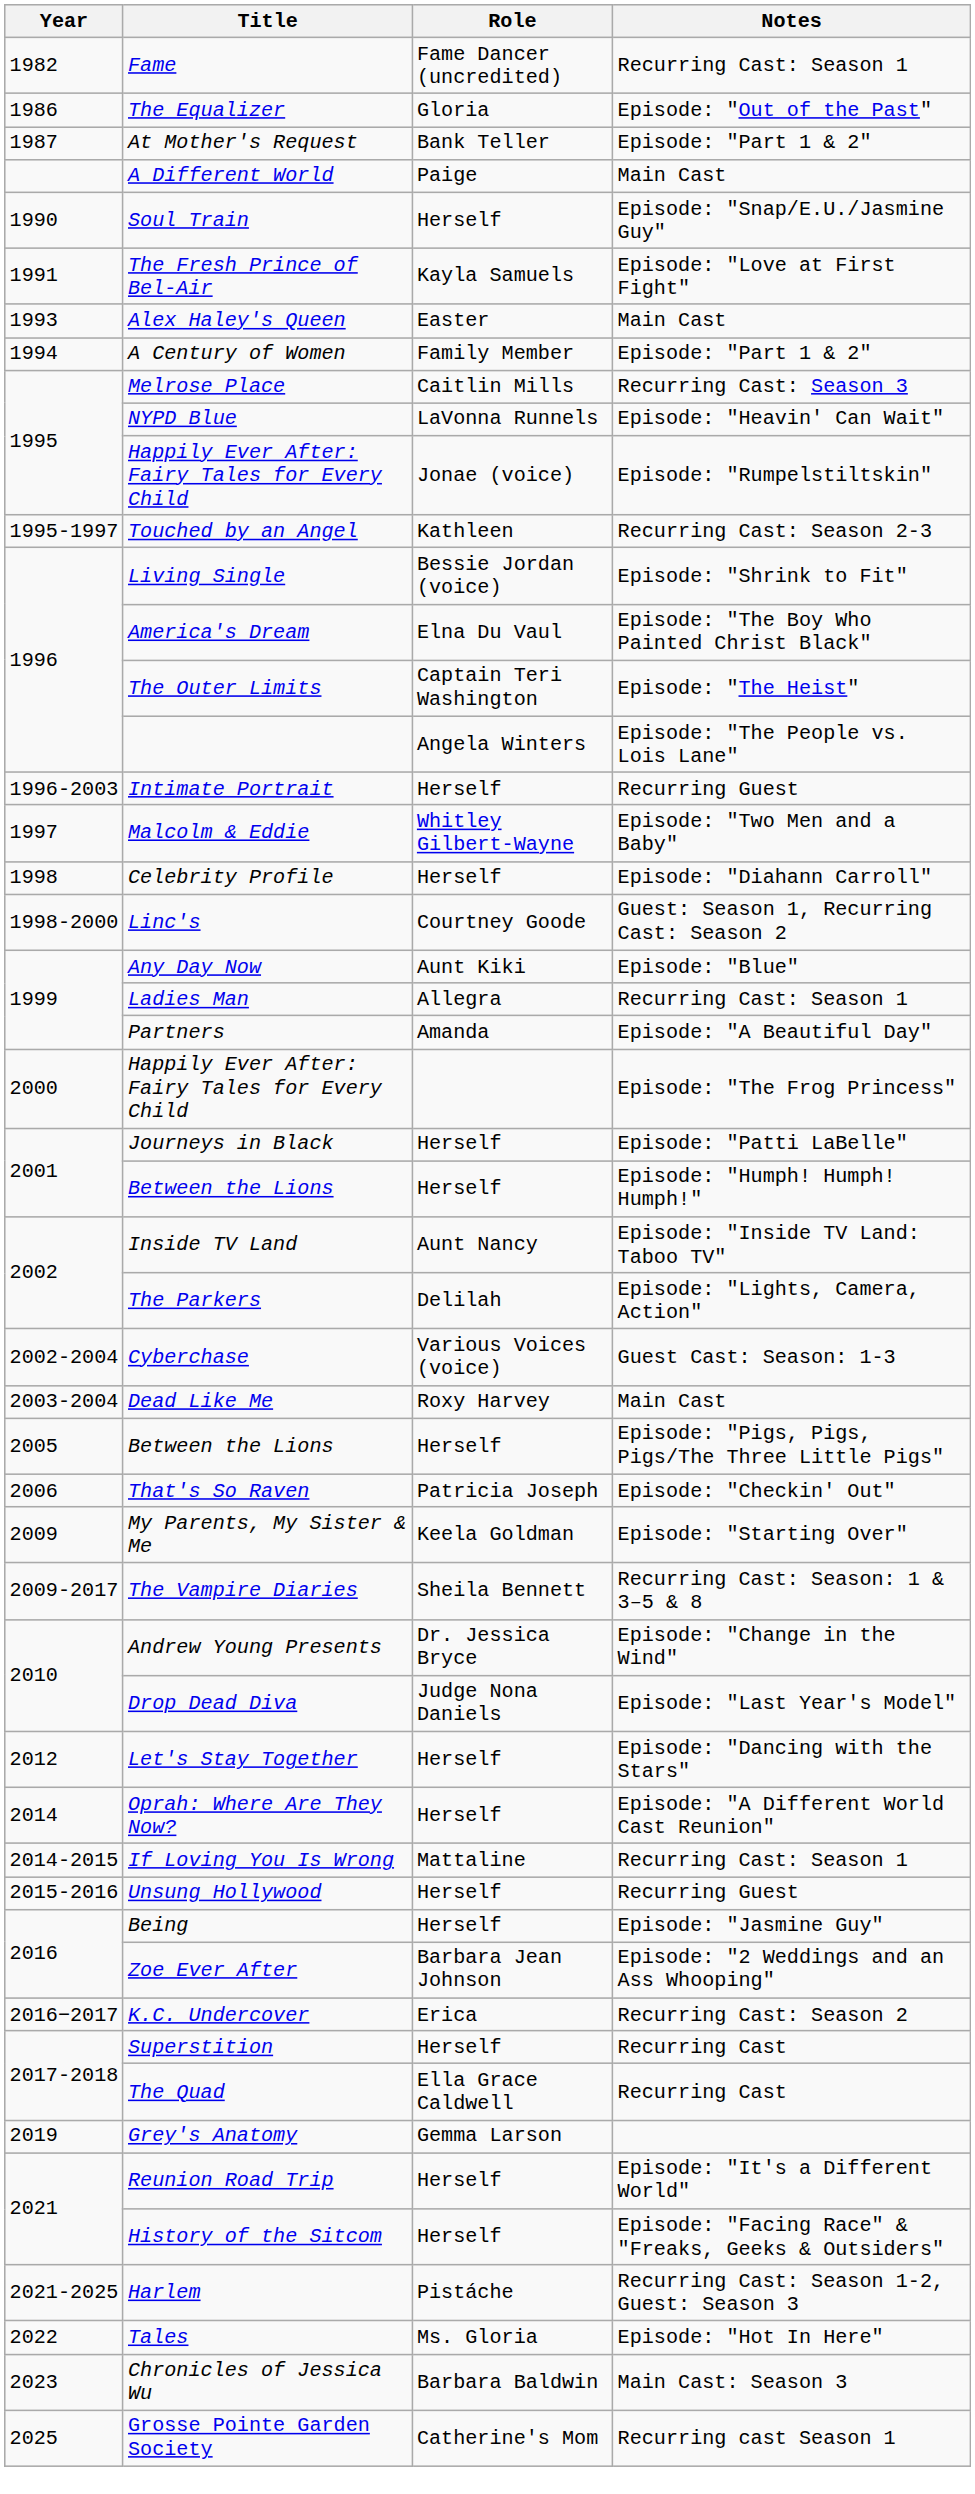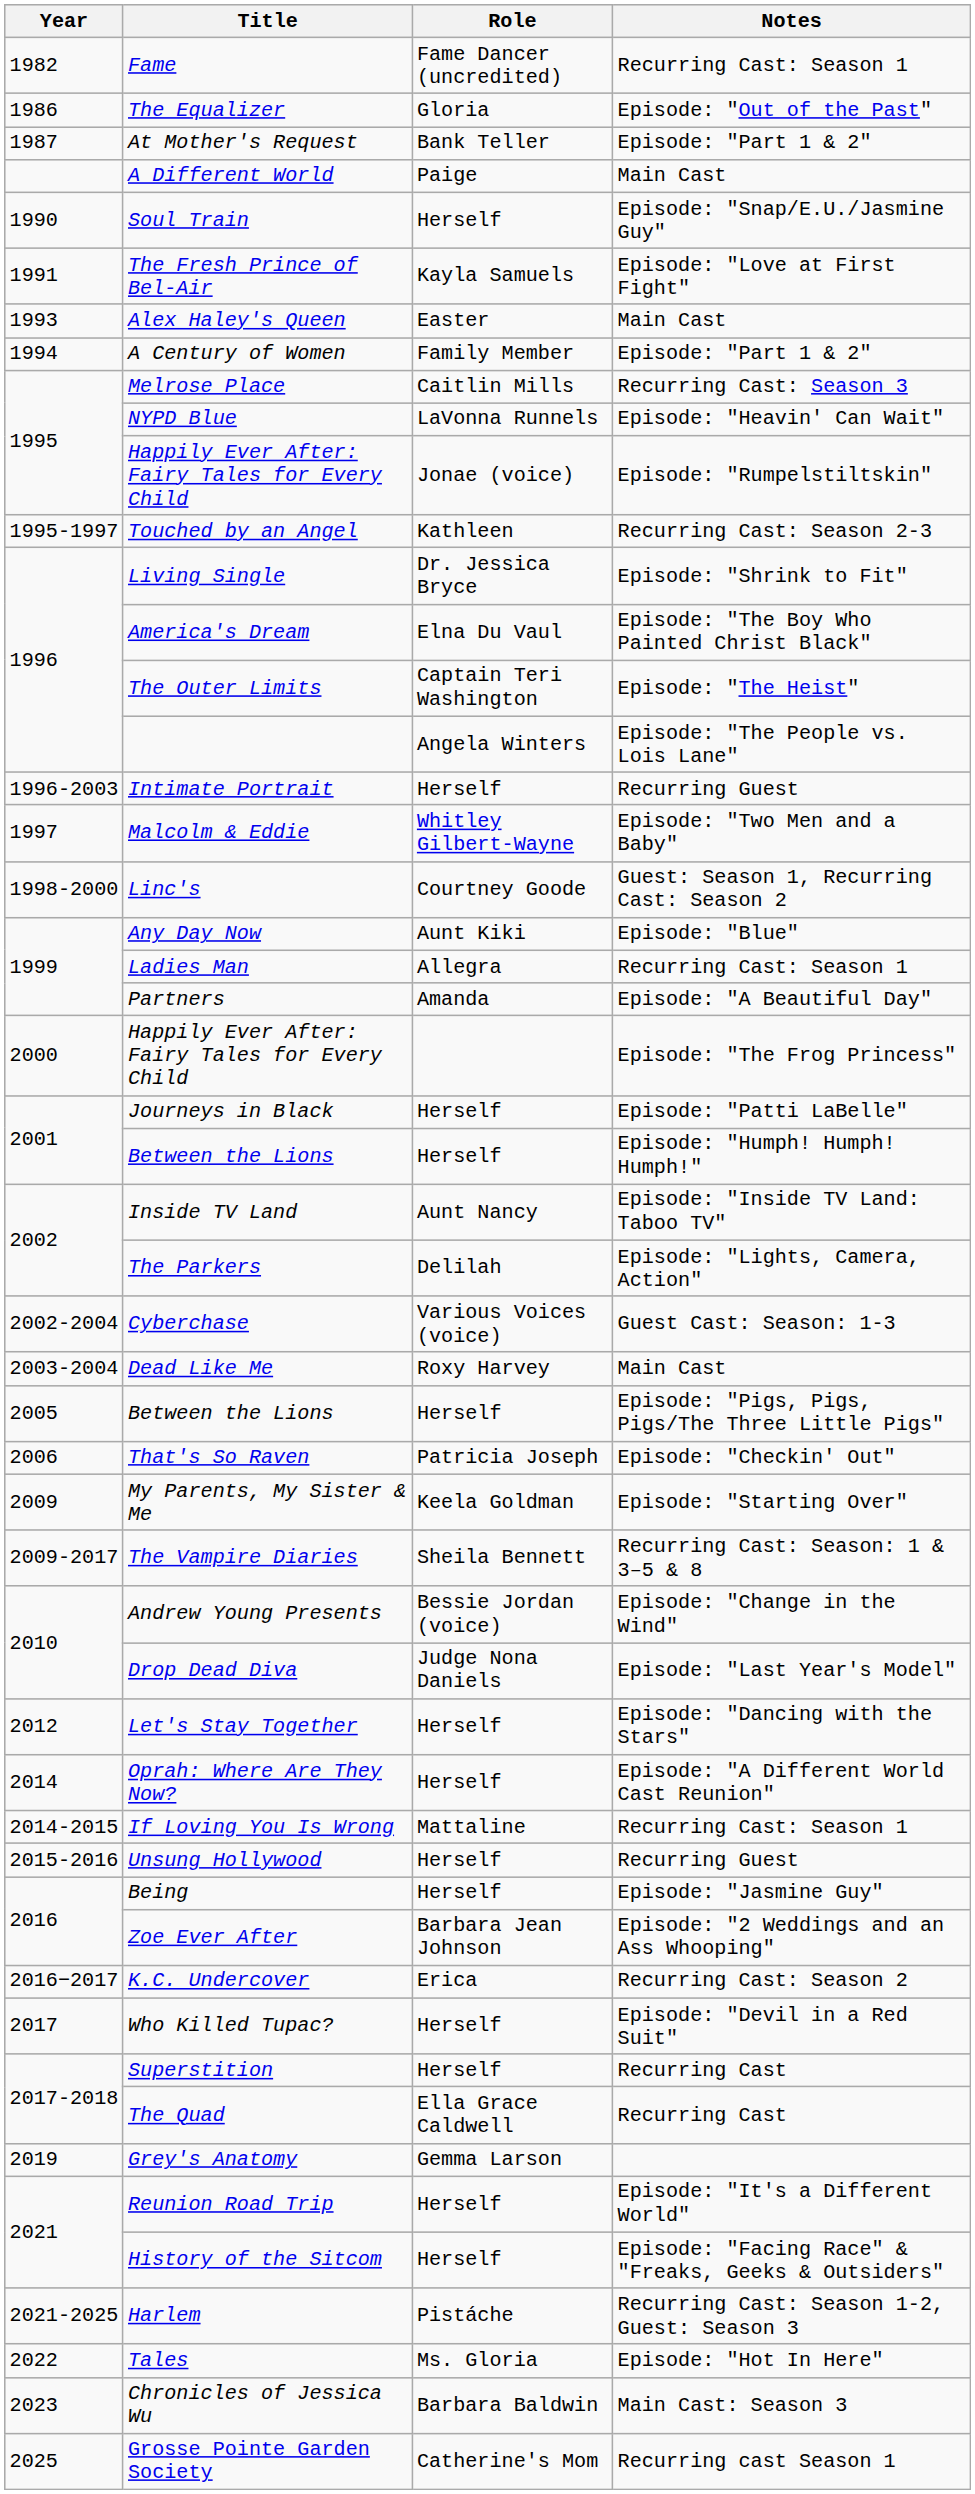(496, 576) Bessie Jordan (voice) -> (483, 576) Dr. Jessica Bryce
- row: (231, 878)
(483, 1647) Dr. Jessica Bryce -> (496, 1614) Bessie Jordan (voice)
+ row: (231, 2026)
